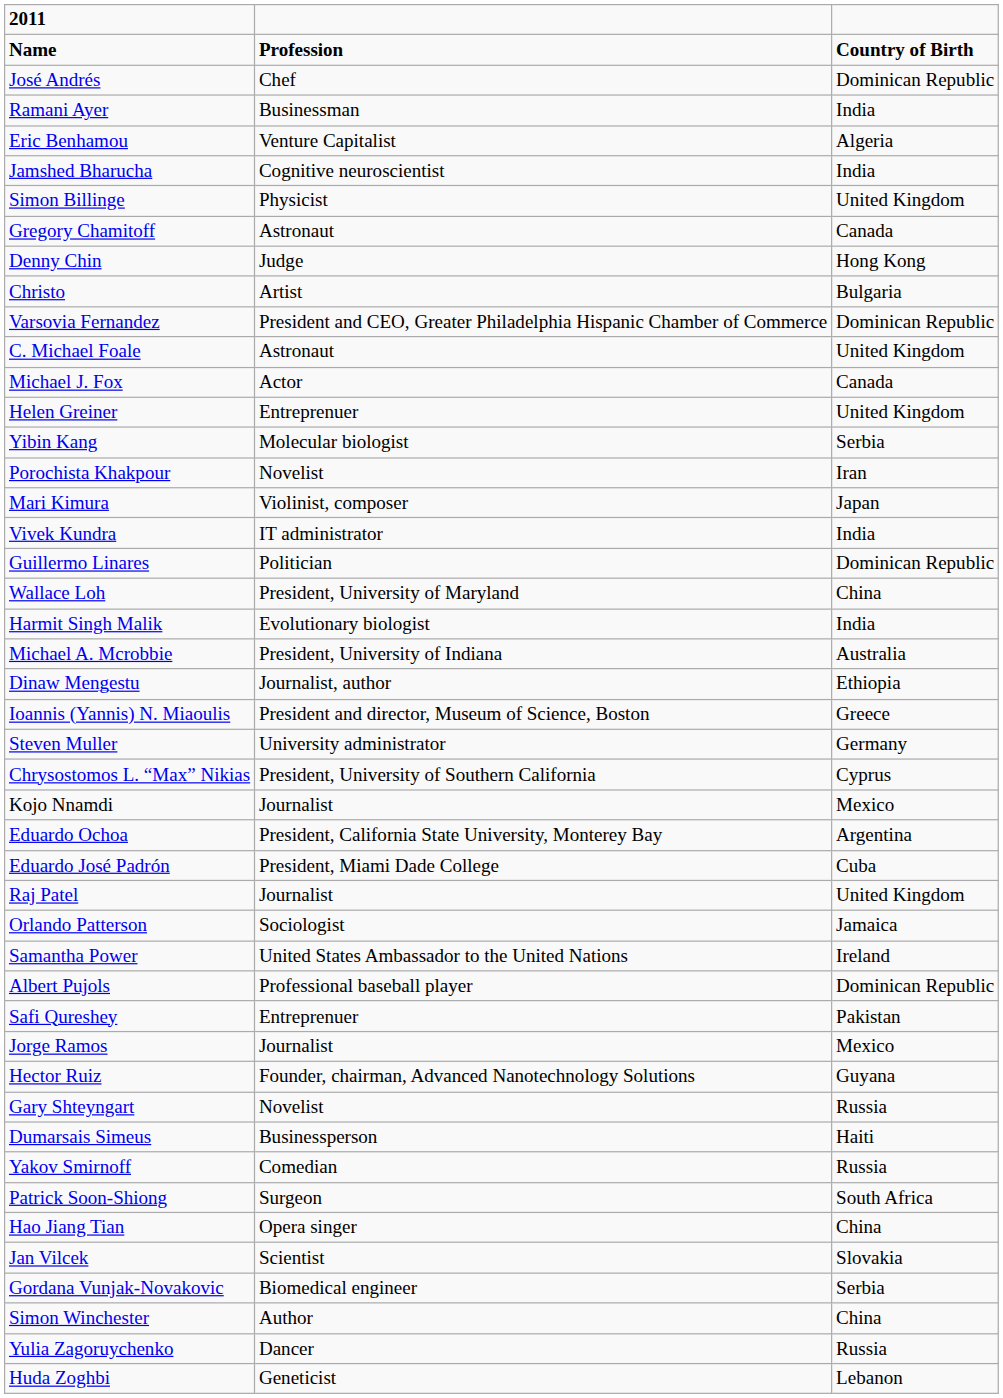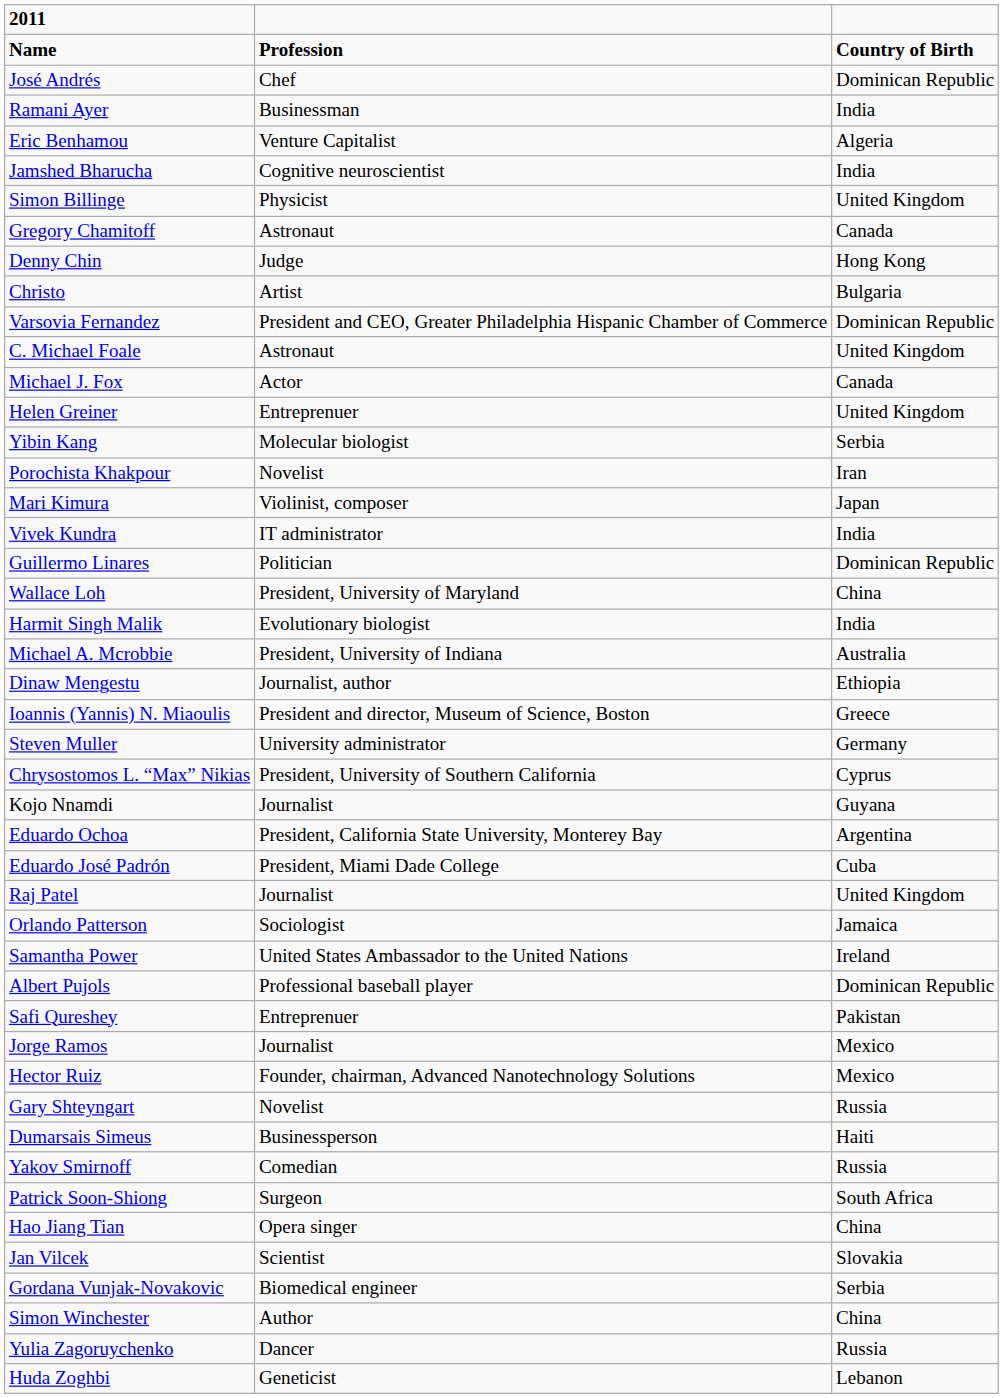(865, 804) Mexico -> (866, 804) Guyana
(866, 1076) Guyana -> (865, 1076) Mexico
